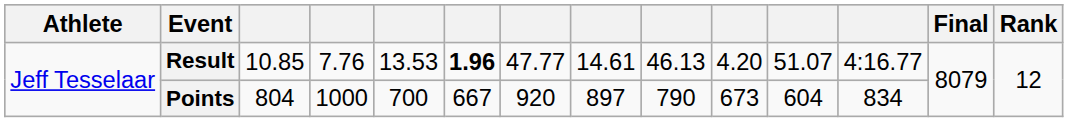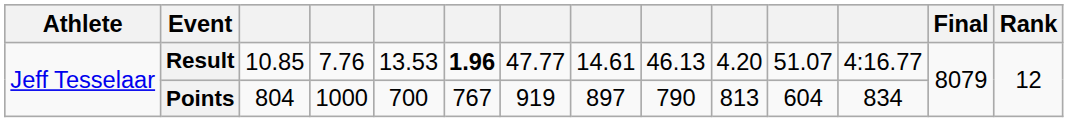(472, 98) 667 -> (472, 98) 767
(536, 98) 920 -> (536, 98) 919
(740, 98) 673 -> (740, 98) 813
